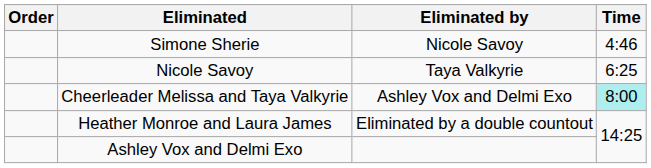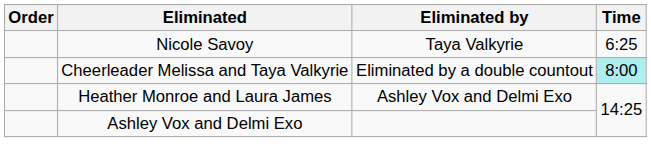- row: (205, 44)
(474, 96) Ashley Vox and Delmi Exo -> (474, 70) Eliminated by a double countout
(474, 123) Eliminated by a double countout -> (474, 96) Ashley Vox and Delmi Exo
